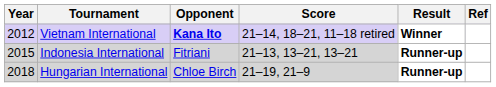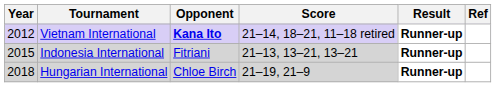(421, 34) Winner -> (432, 34) Runner-up
